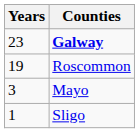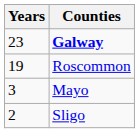(12, 115) 1 -> (12, 115) 2
